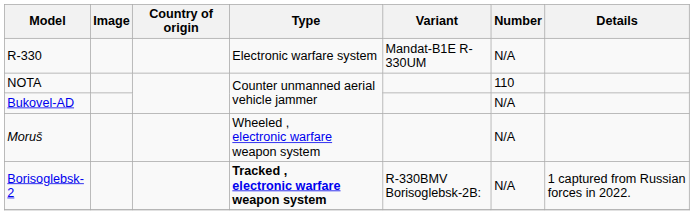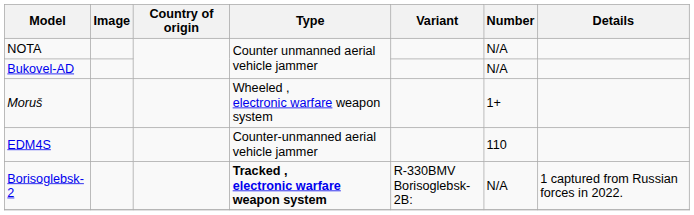- row: (25, 55)
(504, 83) 110 -> (497, 48) N/A
(505, 137) N/A -> (494, 103) 1+
+ row: (29, 144)
